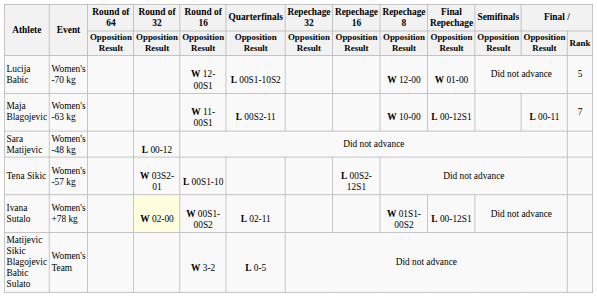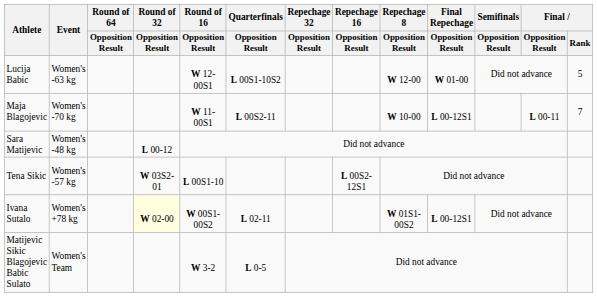(69, 75) Women's -70 kg -> (69, 75) Women's -63 kg
(69, 112) Women's -63 kg -> (69, 112) Women's -70 kg
